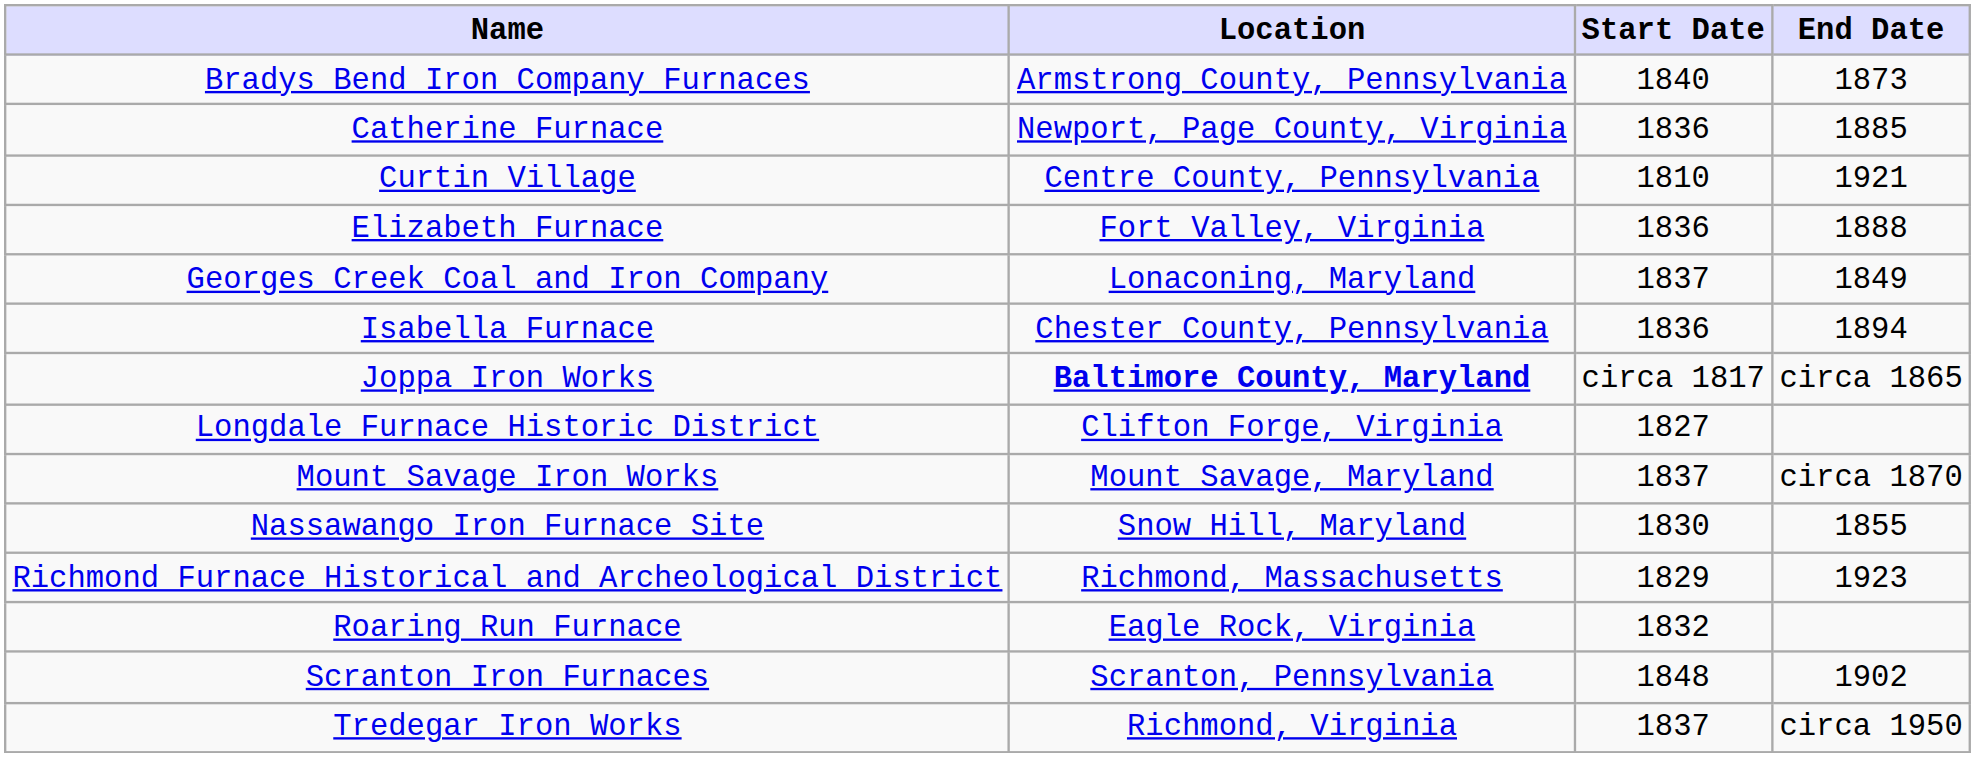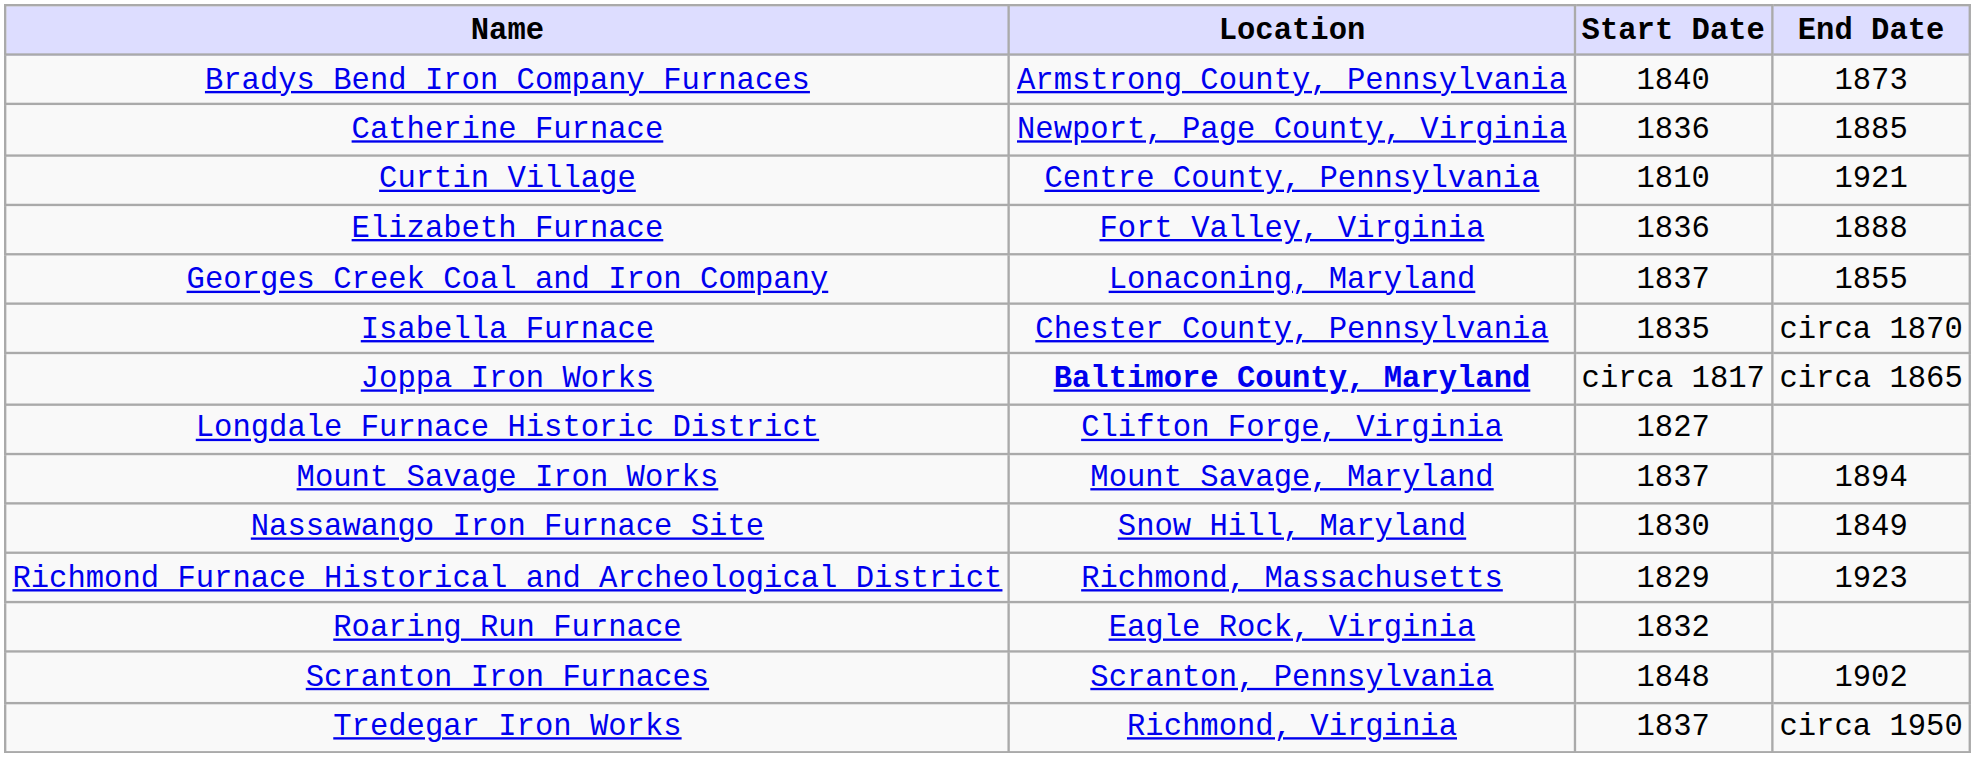(1871, 279) 1849 -> (1871, 279) 1855
(1673, 329) 1836 -> (1673, 329) 1835
(1871, 329) 1894 -> (1871, 329) circa 1870
(1871, 478) circa 1870 -> (1871, 478) 1894
(1871, 528) 1855 -> (1871, 528) 1849
